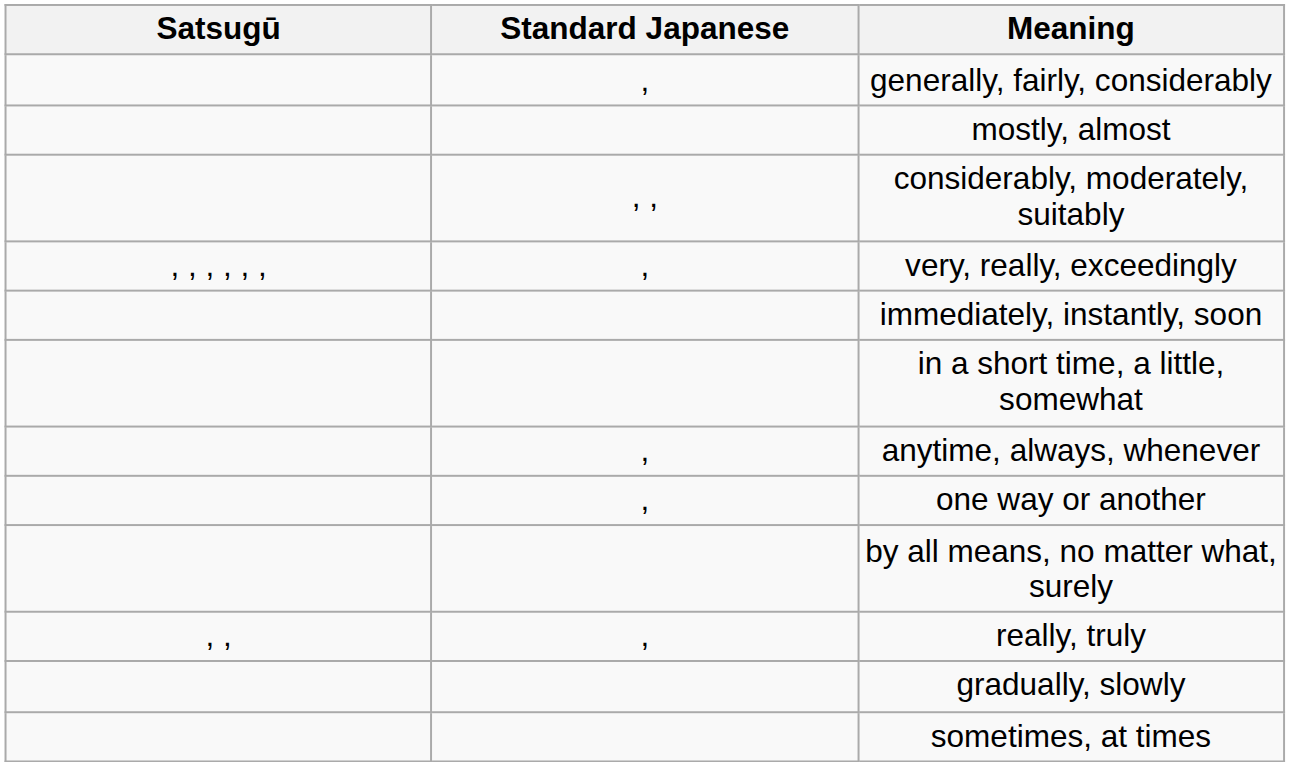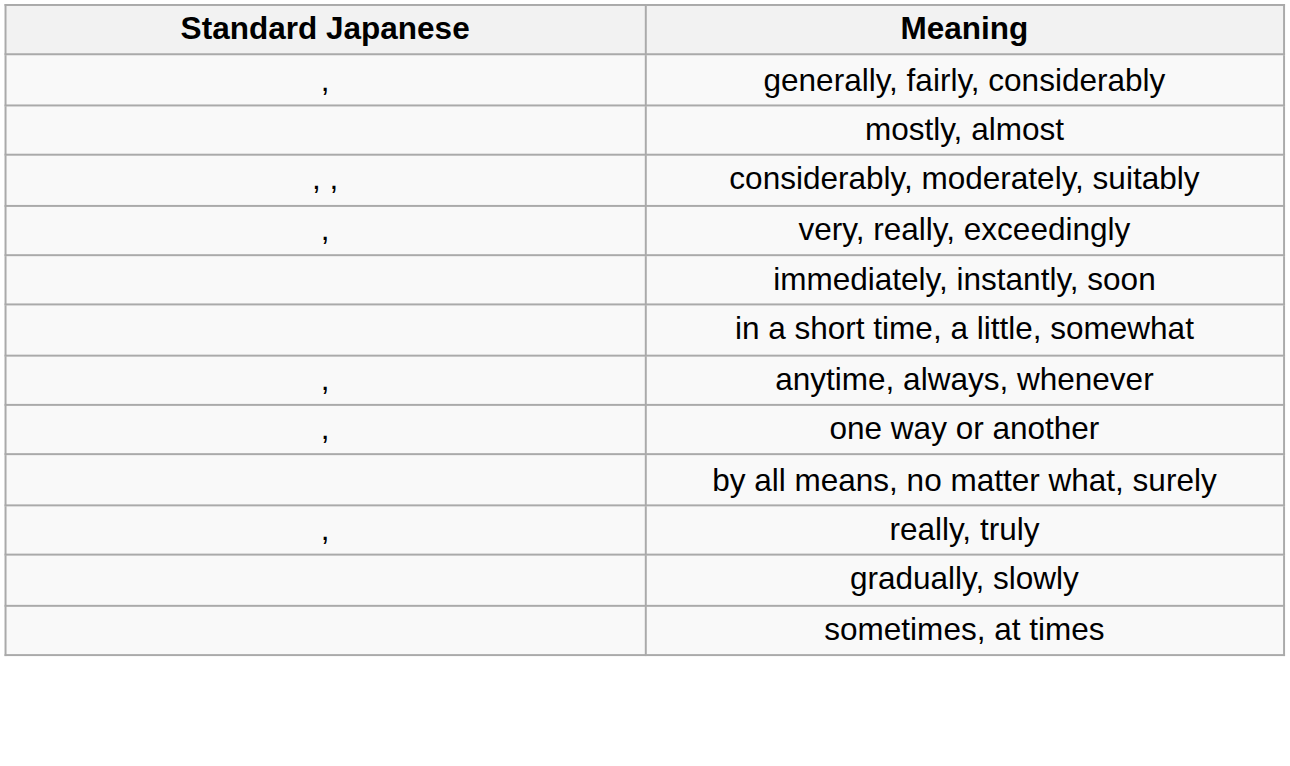- column: (219, 29)
